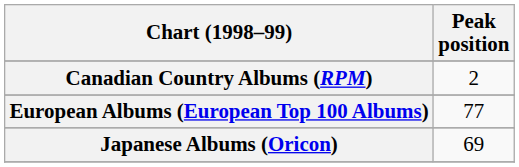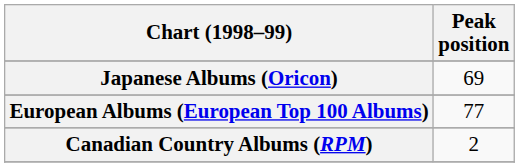rows swapped: (219, 77) <-> (219, 144)
